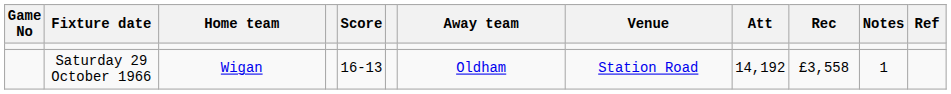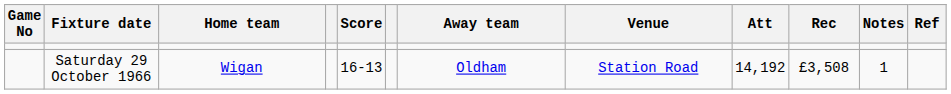(824, 69) £3,558 -> (824, 69) £3,508
